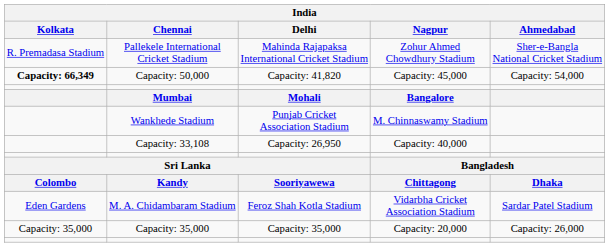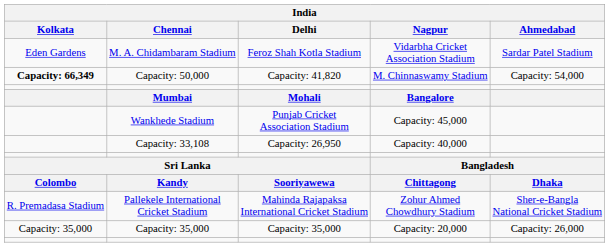rows swapped: (172, 206) <-> (172, 53)
(430, 76) Capacity: 45,000 -> (430, 76) M. Chinnaswamy Stadium
(430, 121) M. Chinnaswamy Stadium -> (430, 121) Capacity: 45,000
